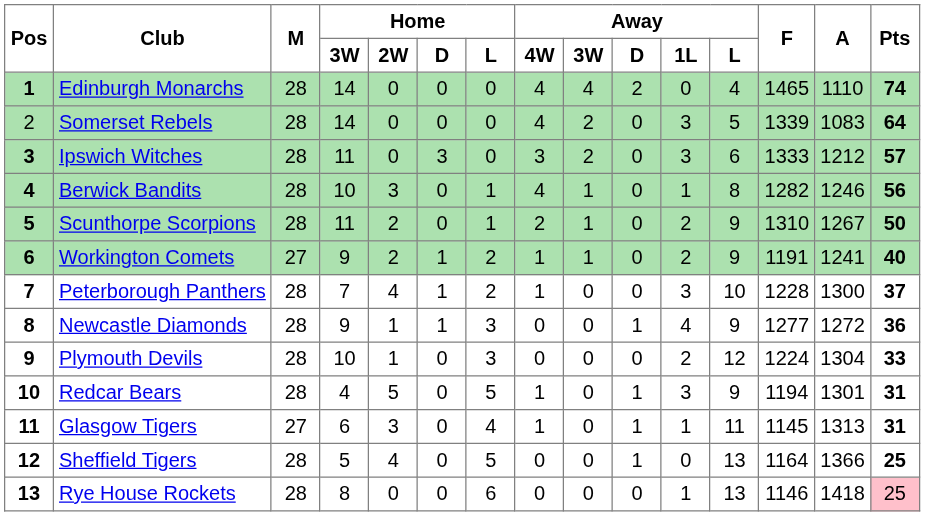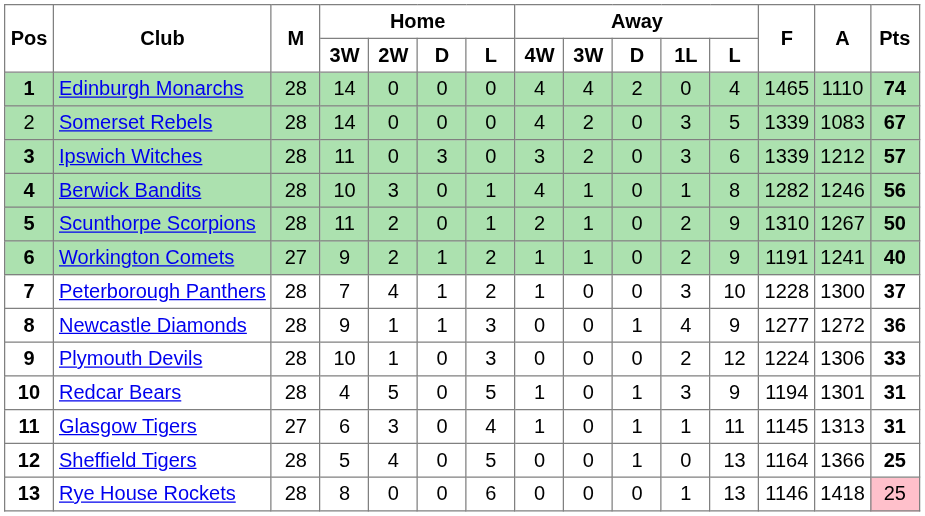(895, 122) 64 -> (895, 122) 67
(787, 156) 1333 -> (787, 156) 1339
(843, 358) 1304 -> (843, 358) 1306
